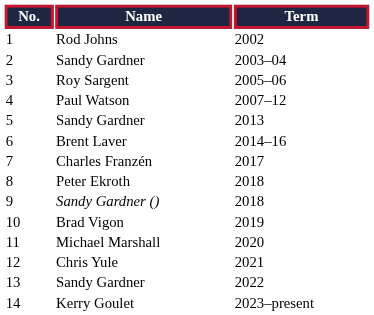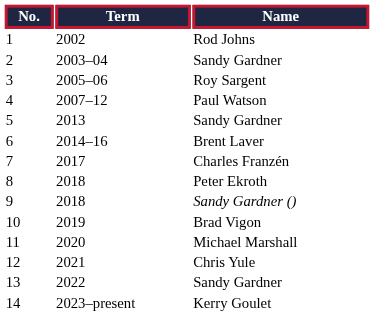columns swapped: (144, 16) <-> (301, 16)
